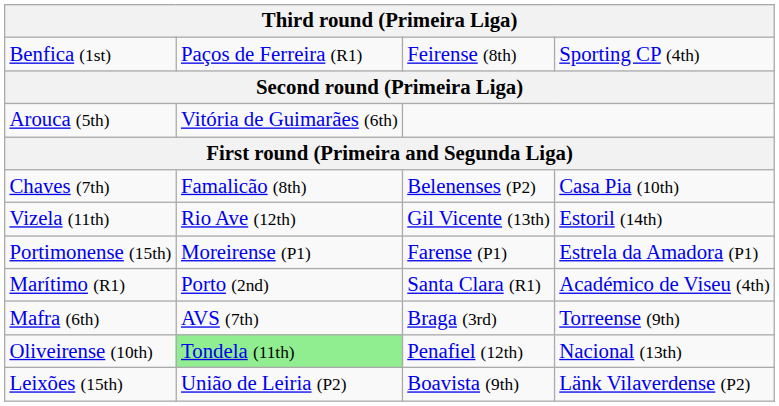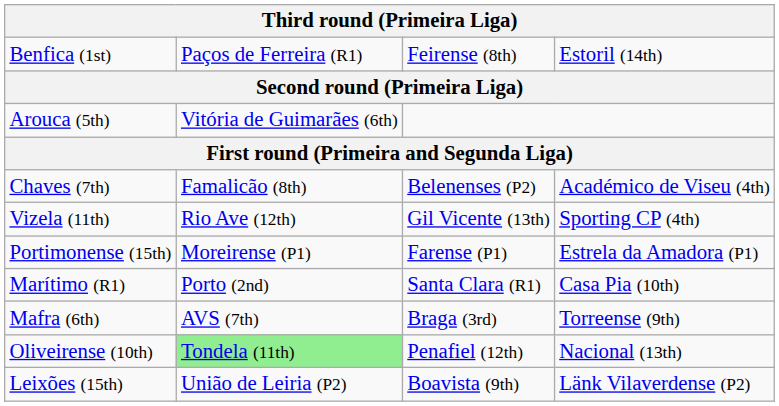(629, 53) Sporting CP (4th) -> (611, 53) Estoril (14th)
(619, 185) Casa Pia (10th) -> (665, 185) Académico de Viseu (4th)
(611, 218) Estoril (14th) -> (629, 218) Sporting CP (4th)
(665, 284) Académico de Viseu (4th) -> (619, 284) Casa Pia (10th)
